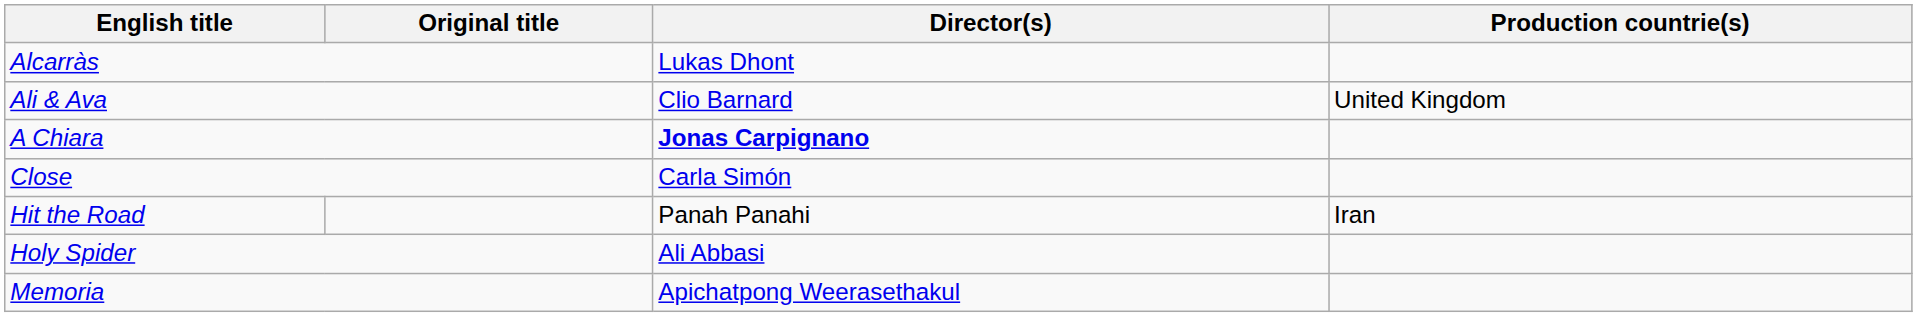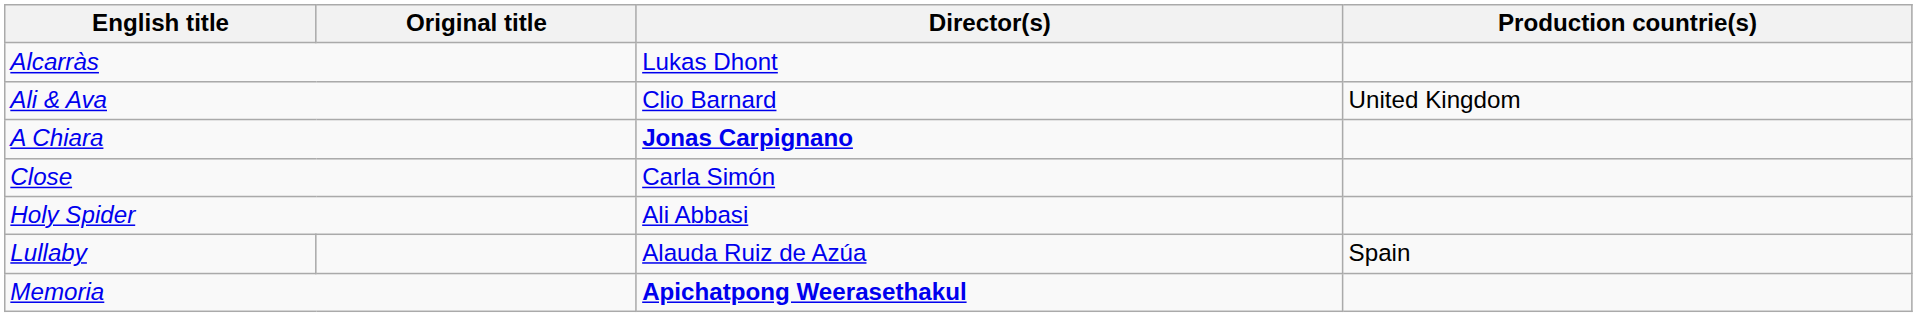- row: (77, 215)
+ row: (49, 253)
(809, 291) normal -> (804, 291) bold
